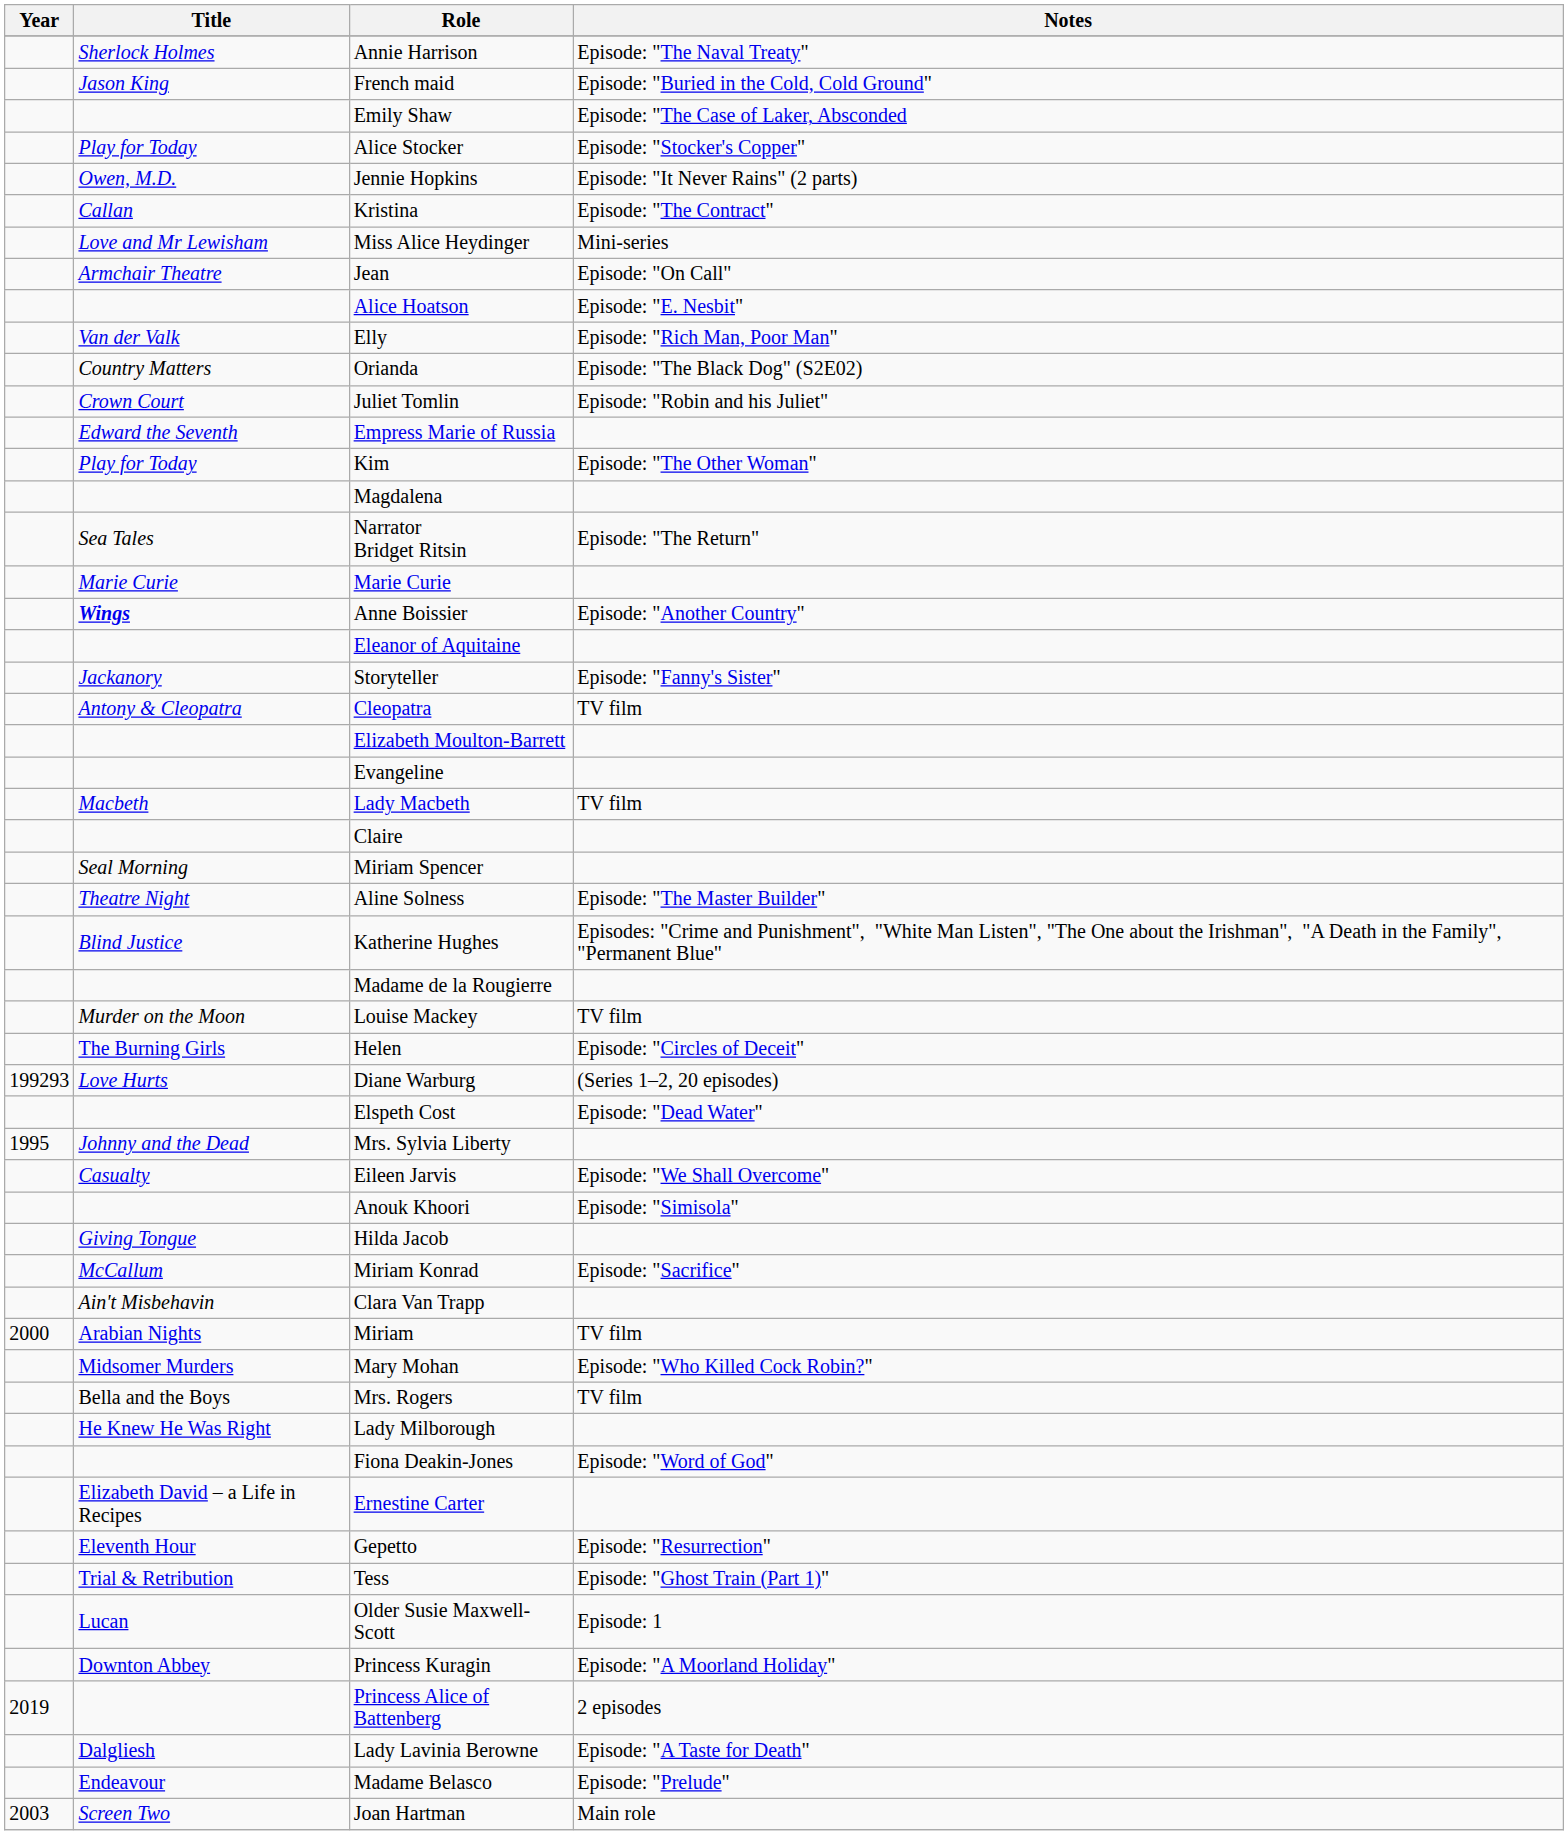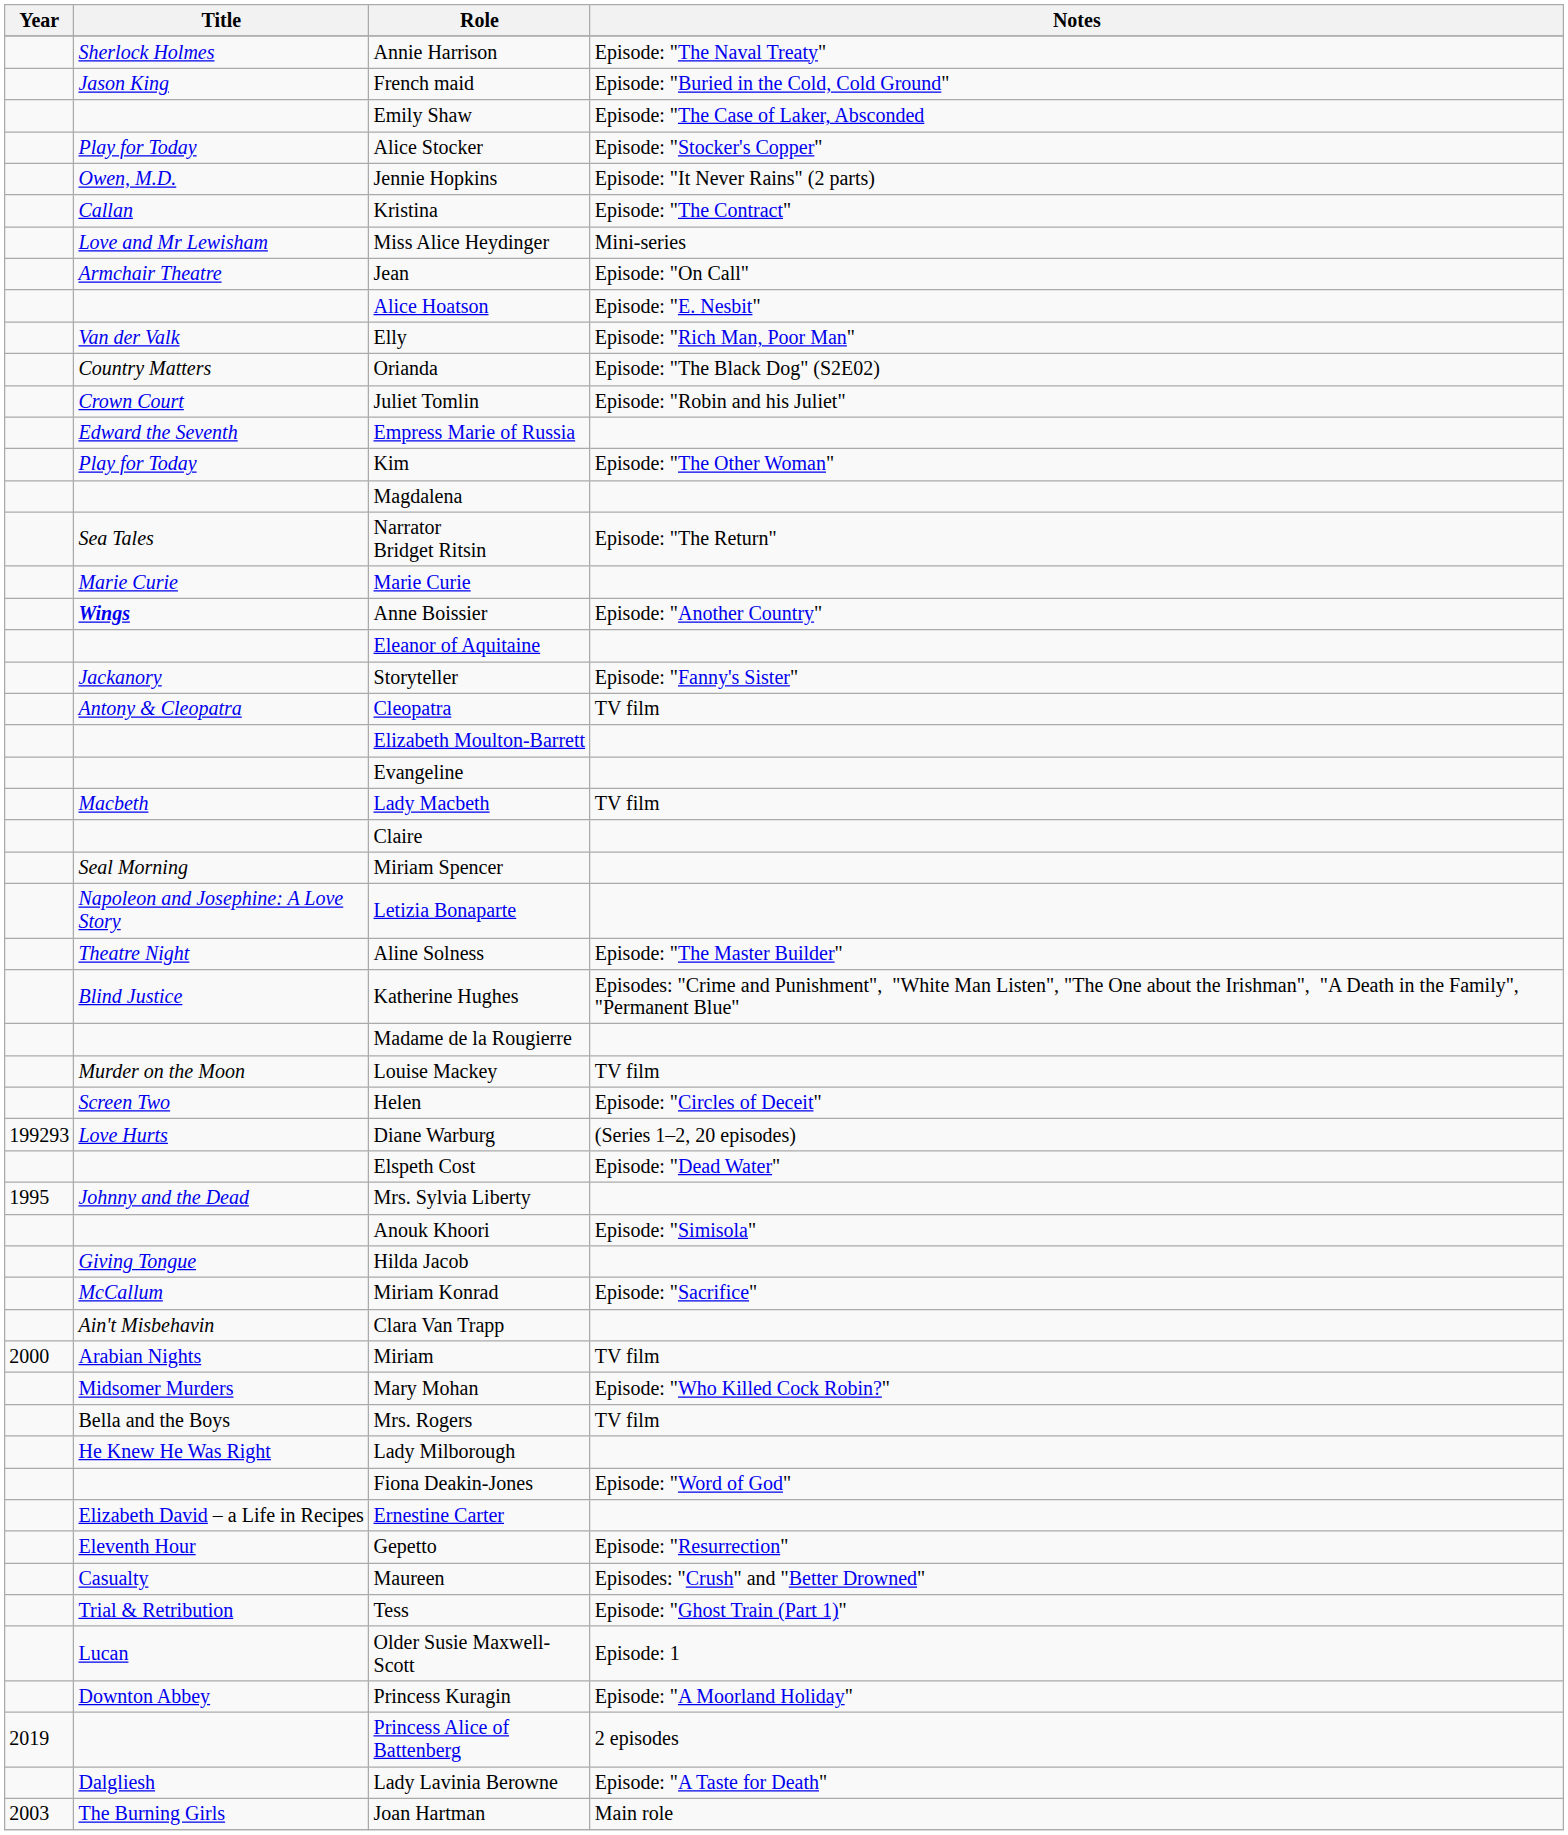+ row: (445, 910)
(152, 1048) The Burning Girls -> (124, 1102) Screen Two
- row: (405, 1175)
+ row: (409, 1578)
- row: (423, 1782)
(124, 1813) Screen Two -> (152, 1813) The Burning Girls
